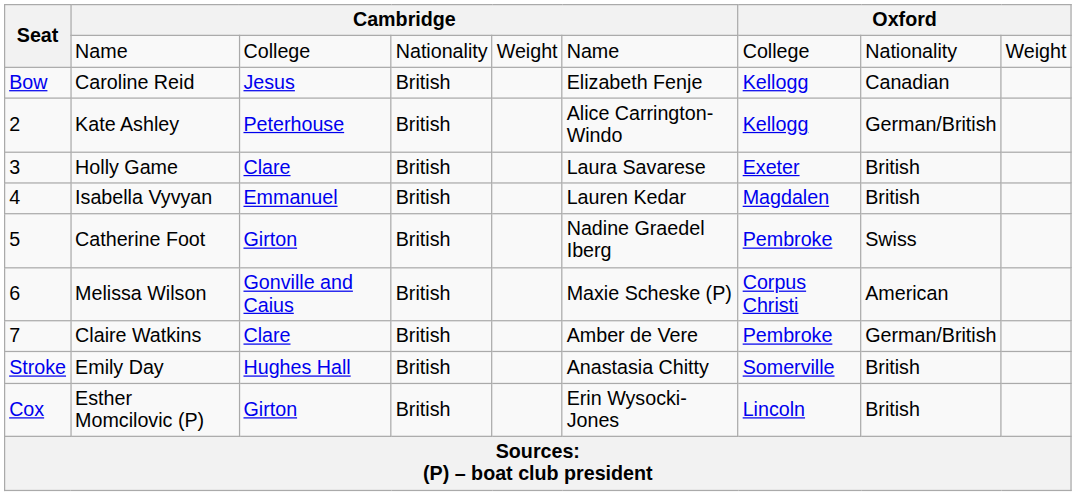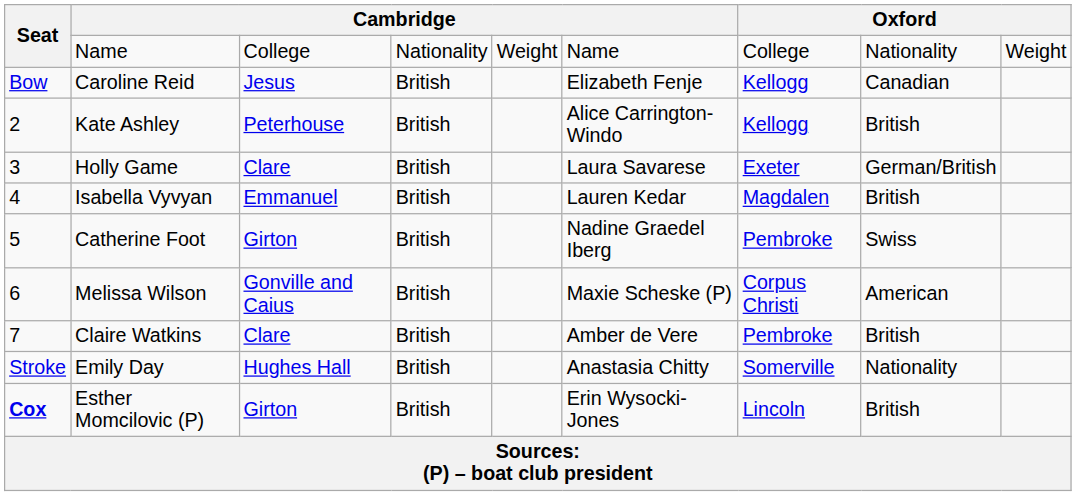(931, 124) German/British -> (893, 124) British
(893, 167) British -> (931, 167) German/British
(931, 336) German/British -> (893, 336) British
(893, 367) British -> (911, 367) Nationality
(27, 409) normal -> (28, 409) bold
